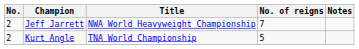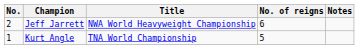(262, 24) 7 -> (262, 24) 6
(9, 38) 2 -> (9, 38) 1
